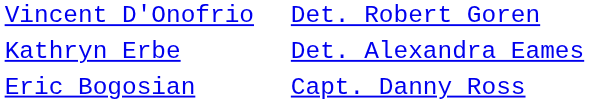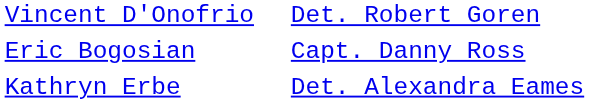rows swapped: (93, 51) <-> (100, 87)
